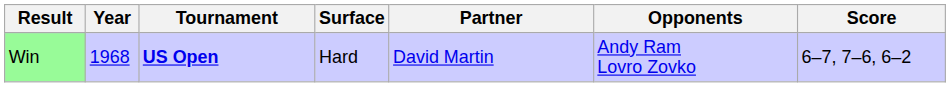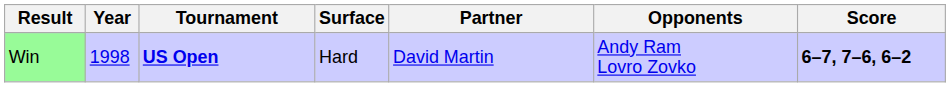(110, 57) 1968 -> (110, 57) 1998
(856, 57) normal -> (856, 57) bold
